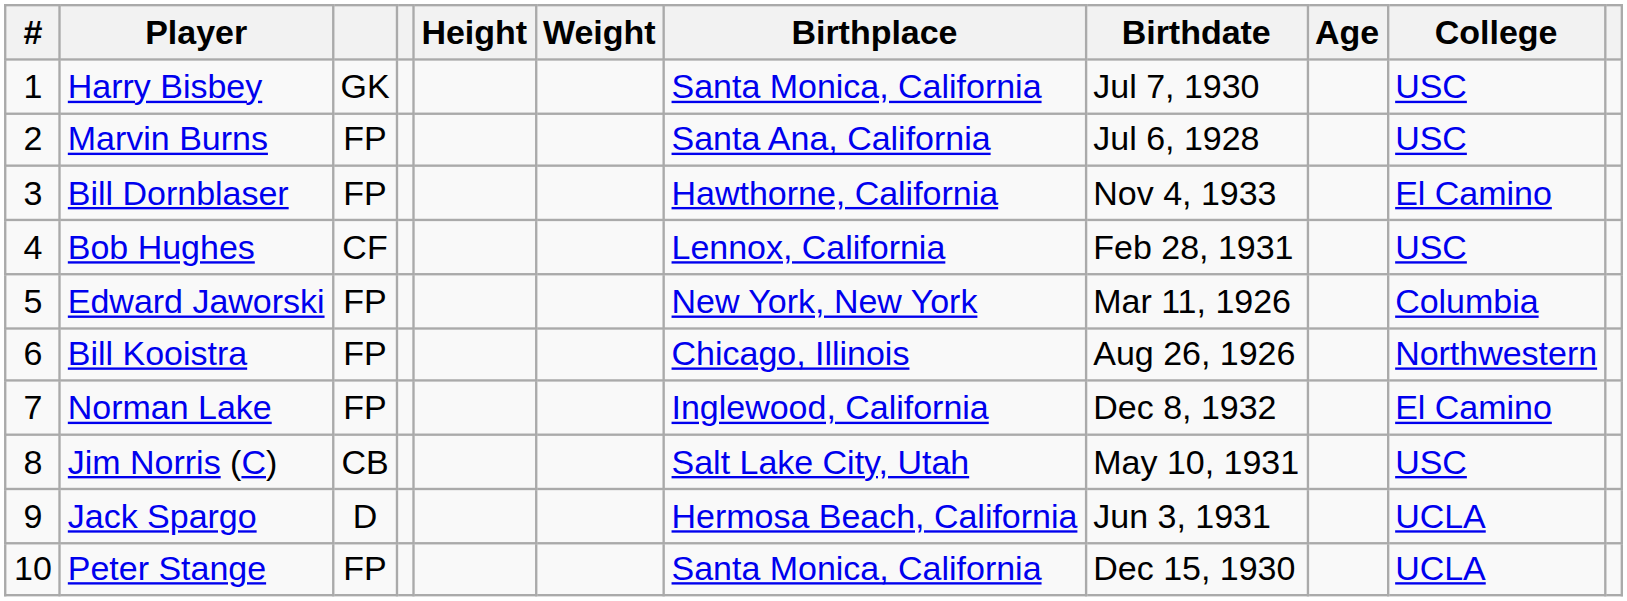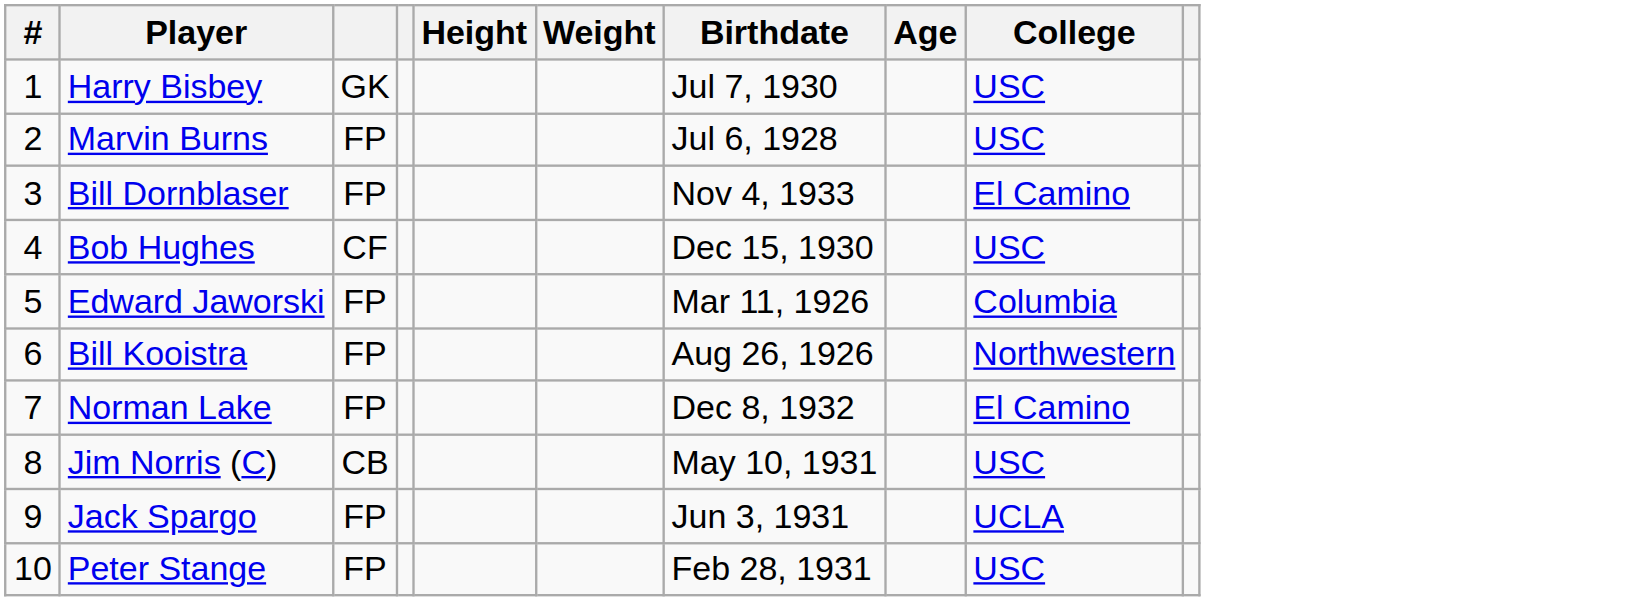- column: (874, 32)
(1193, 247) Feb 28, 1931 -> (773, 247) Dec 15, 1930
(365, 516) D -> (365, 516) FP
(1194, 569) Dec 15, 1930 -> (772, 569) Feb 28, 1931
(1440, 569) UCLA -> (1009, 569) USC
